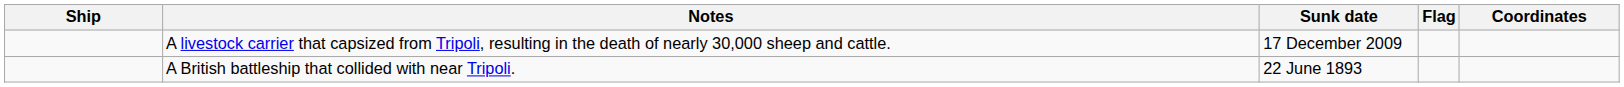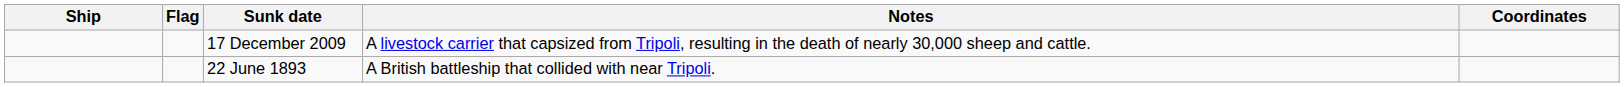columns swapped: (1439, 17) <-> (711, 17)
